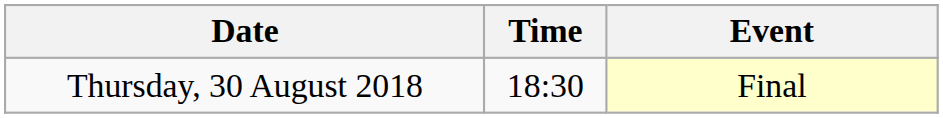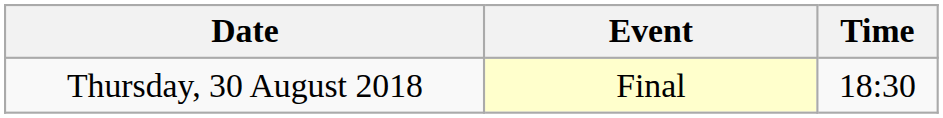columns swapped: (545, 31) <-> (772, 31)
